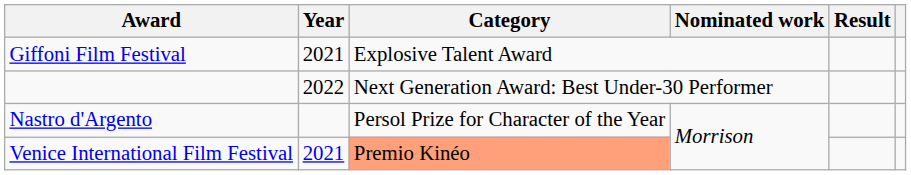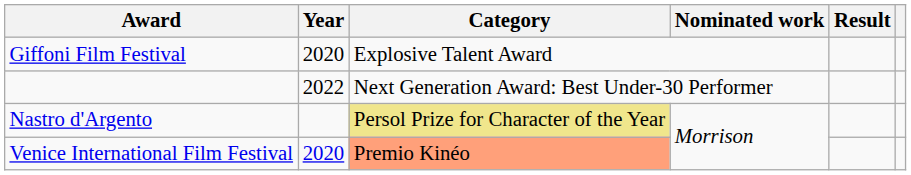(323, 53) 2021 -> (323, 53) 2020
(510, 119) no background -> (510, 119) khaki background
(323, 152) 2021 -> (323, 152) 2020
